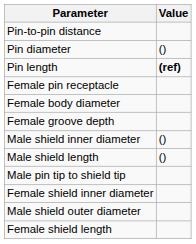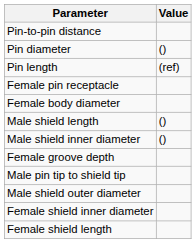(170, 67) bold -> (169, 67) normal
rows swapped: (61, 121) <-> (53, 157)
rows swapped: (74, 211) <-> (80, 193)
